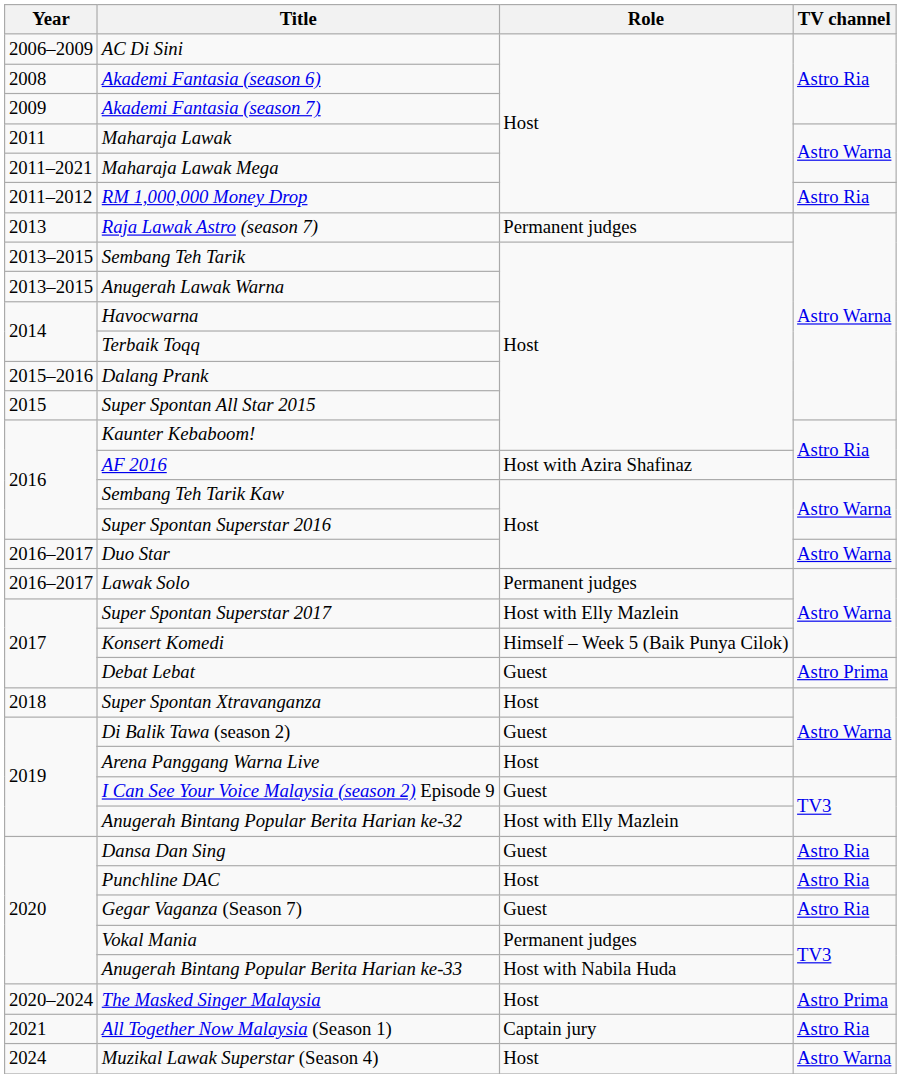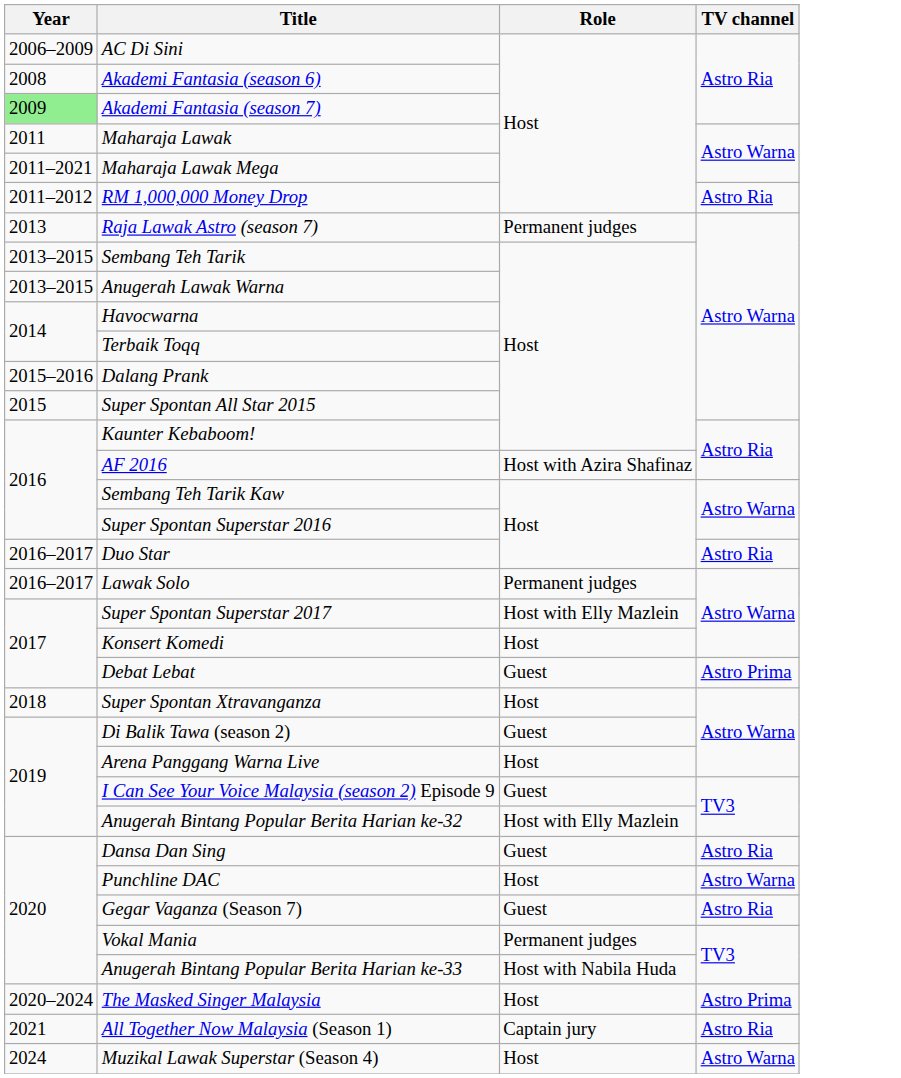(28, 108) no background -> (28, 108) lightgreen background
(844, 553) Astro Warna -> (737, 553) Astro Ria
(646, 642) Himself – Week 5 (Baik Punya Cilok) -> (521, 642) Host
(833, 880) Astro Ria -> (748, 880) Astro Warna
